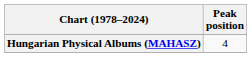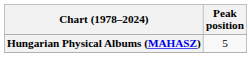(225, 43) 4 -> (225, 43) 5
